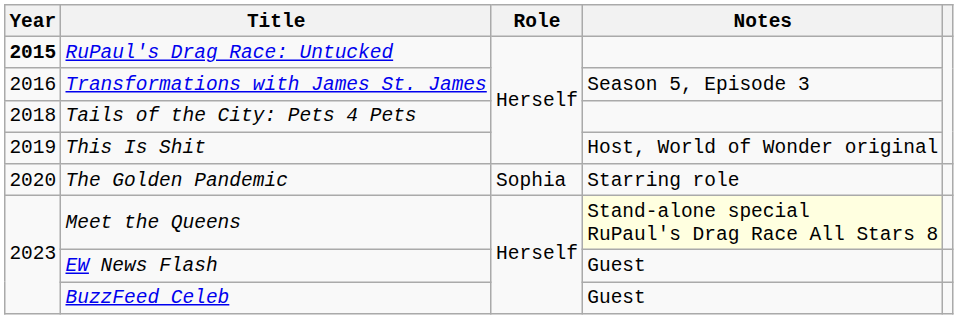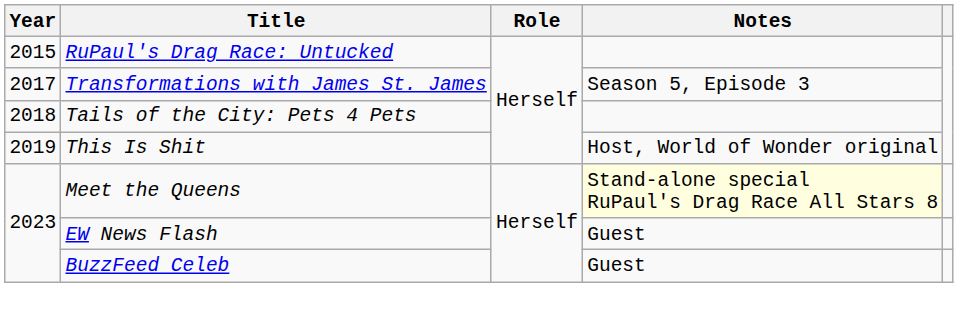(33, 52) bold -> (33, 52) normal
(33, 84) 2016 -> (33, 84) 2017
- row: (177, 180)
